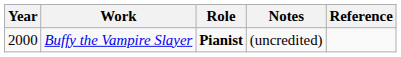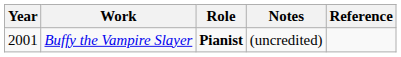(23, 39) 2000 -> (23, 39) 2001
